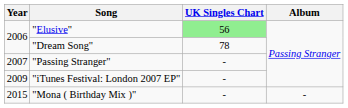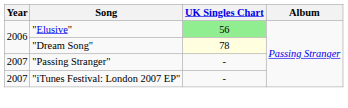(224, 45) no background -> (224, 45) lightyellow background
(17, 78) 2009 -> (17, 78) 2007
- row: (84, 95)
